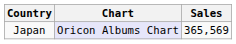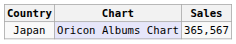(206, 30) 365,569 -> (206, 30) 365,567
